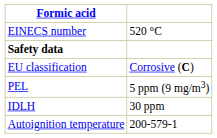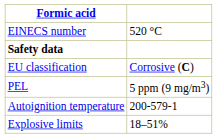- row: (21, 106)
+ row: (45, 124)
